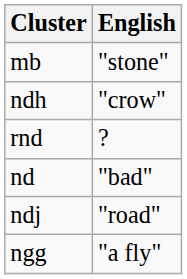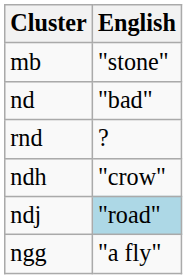rows swapped: (22, 176) <-> (28, 100)
(129, 215) no background -> (129, 215) lightblue background
